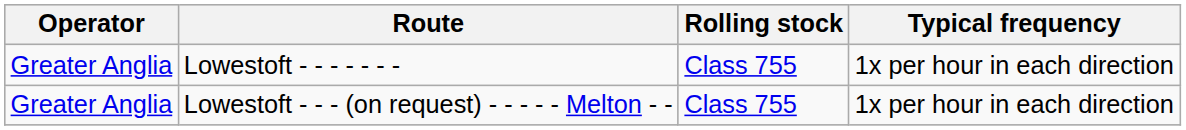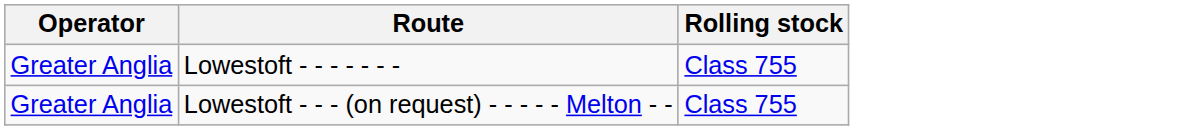- column: (1014, 24)
